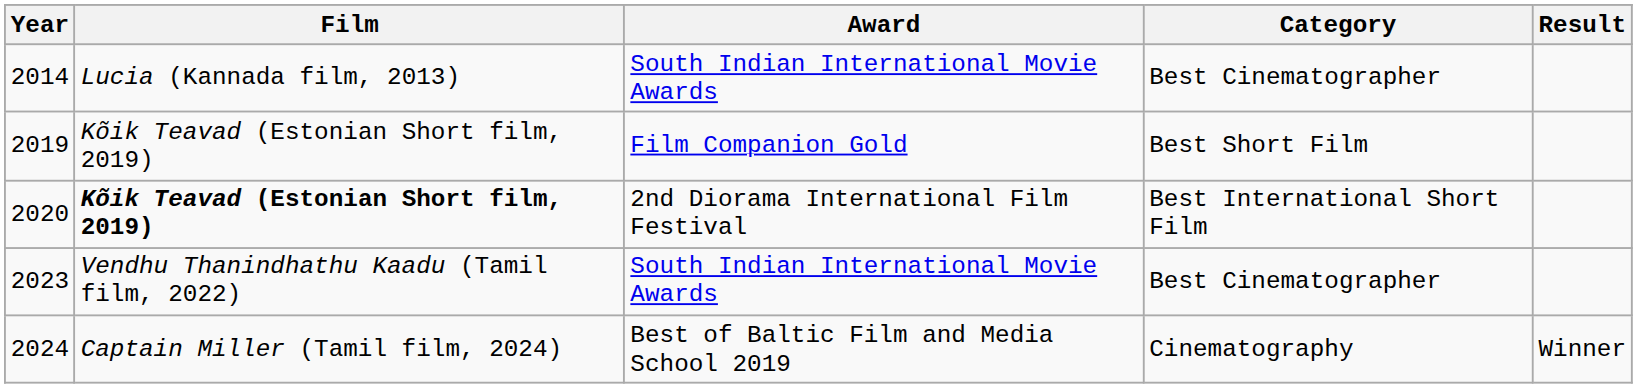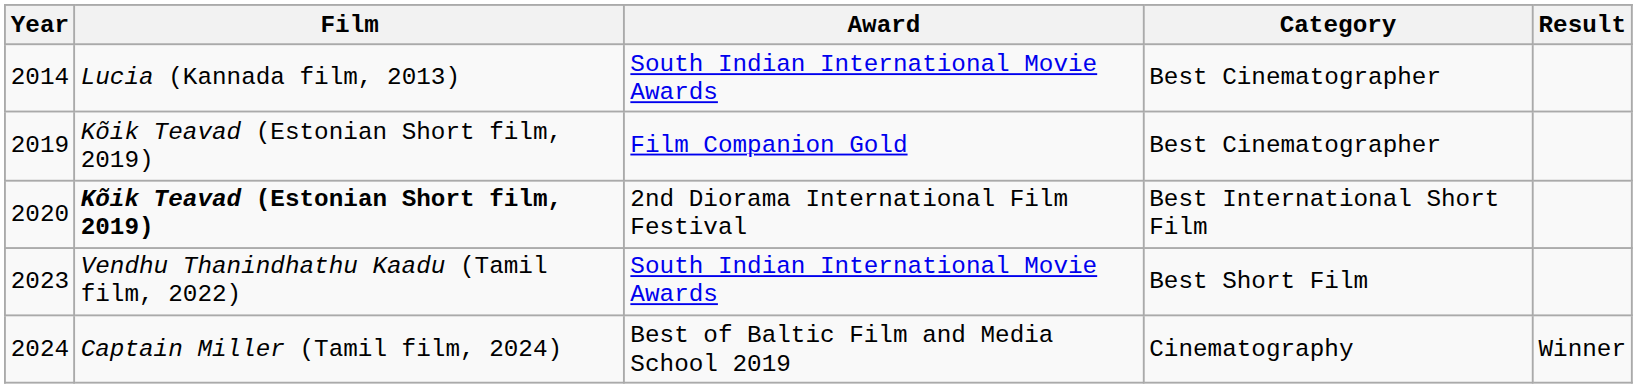(1259, 146) Best Short Film -> (1295, 146) Best Cinematographer
(1295, 281) Best Cinematographer -> (1259, 281) Best Short Film
